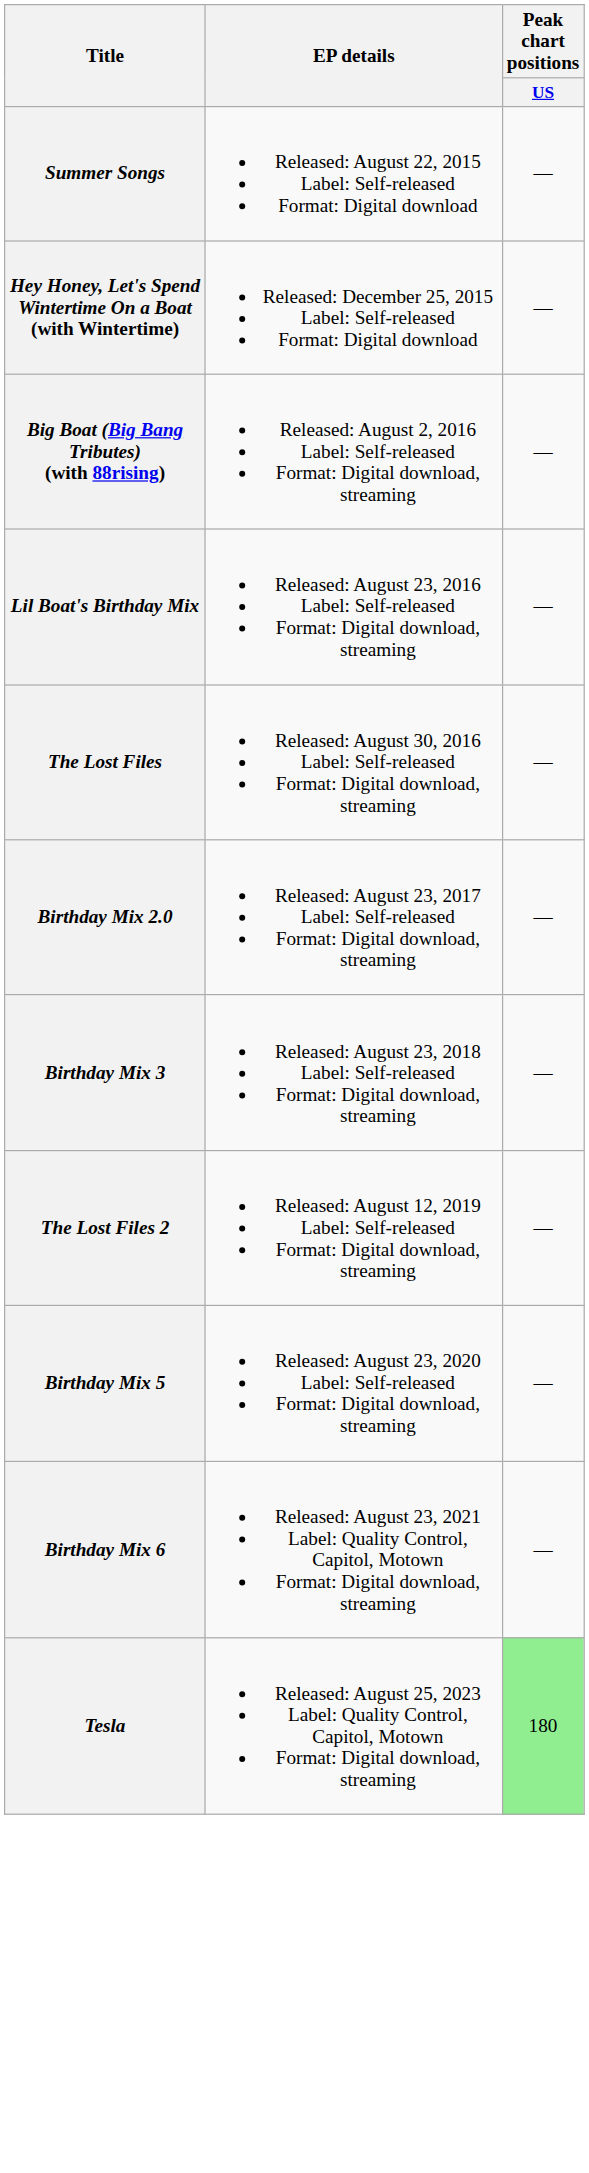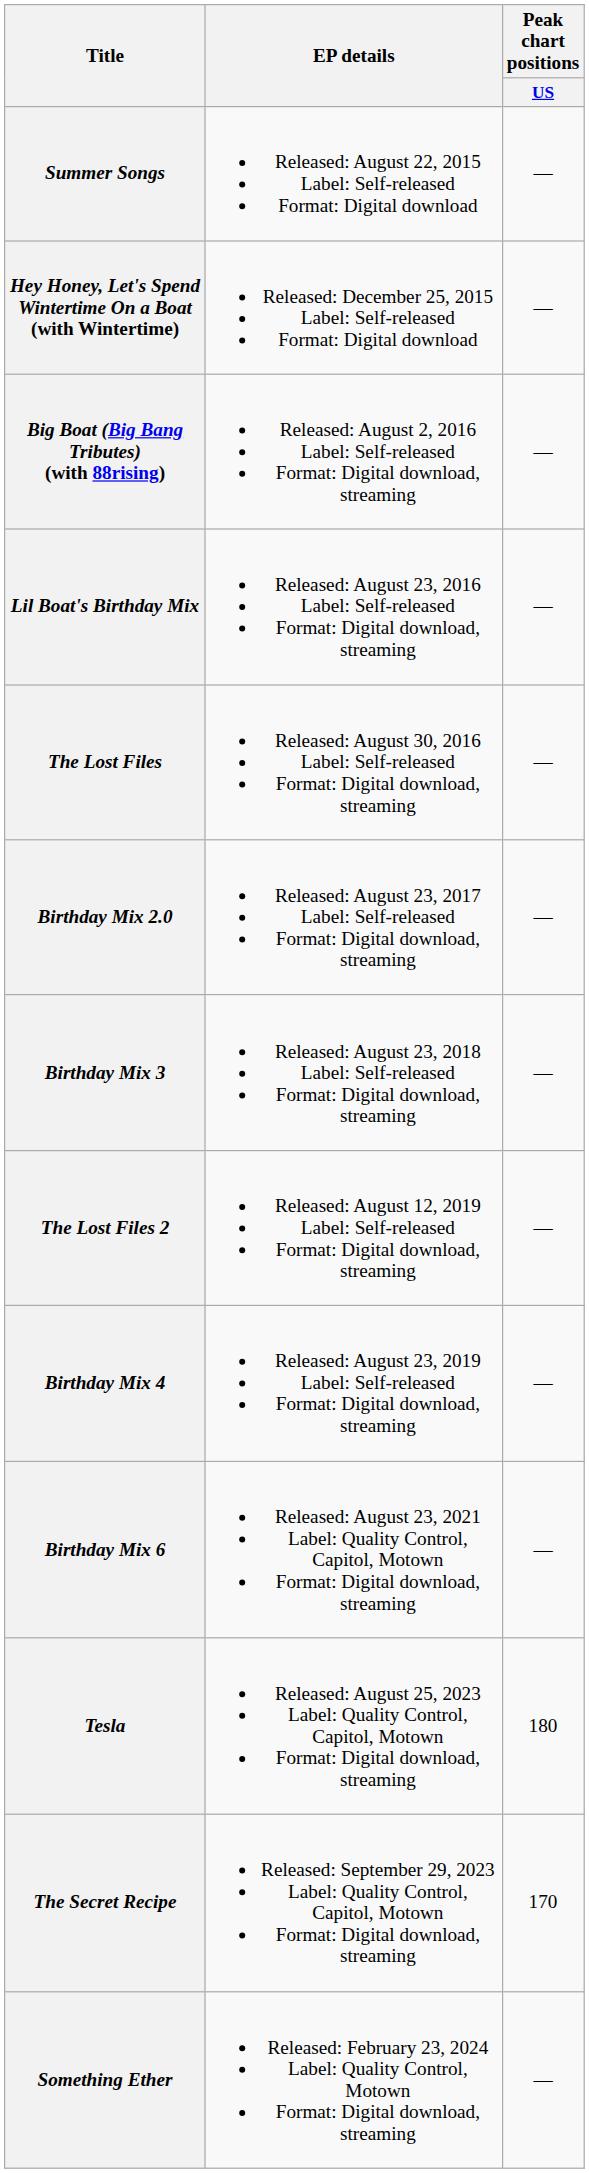+ row: (105, 1383)
- row: (105, 1383)
(543, 1725) lightgreen background -> (543, 1725) no background
+ row: (105, 1902)
+ row: (105, 2079)
